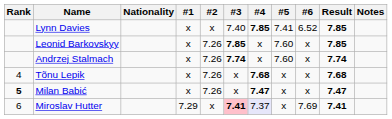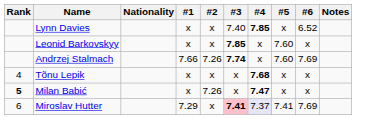- column: (337, 12)
(284, 28) 7.41 -> (284, 28) x
(212, 43) 7.26 -> (212, 43) x
(188, 59) x -> (188, 59) 7.66
(308, 59) x -> (308, 59) 7.69
(212, 75) 7.26 -> (212, 75) x
(284, 106) x -> (284, 106) 7.41
